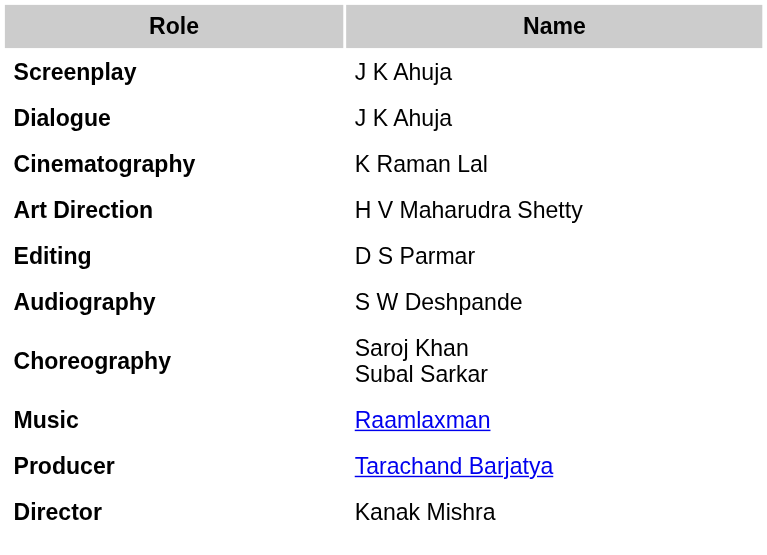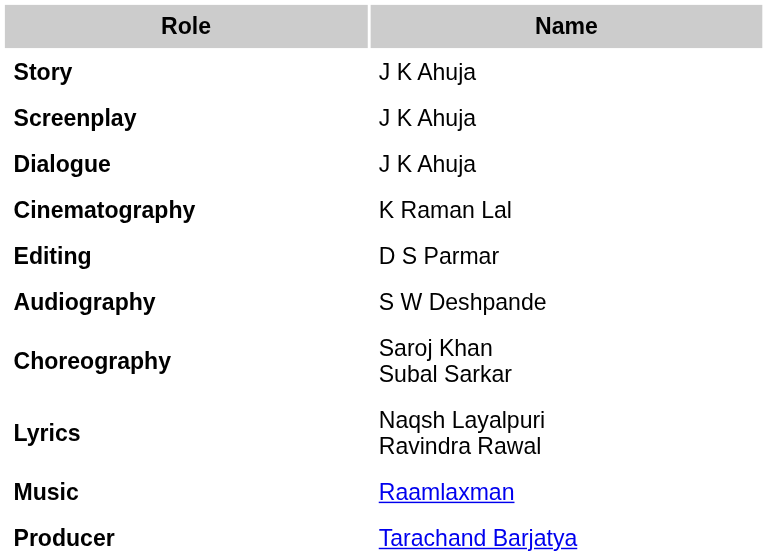+ row: (43, 72)
- row: (83, 210)
+ row: (47, 433)
- row: (58, 512)
